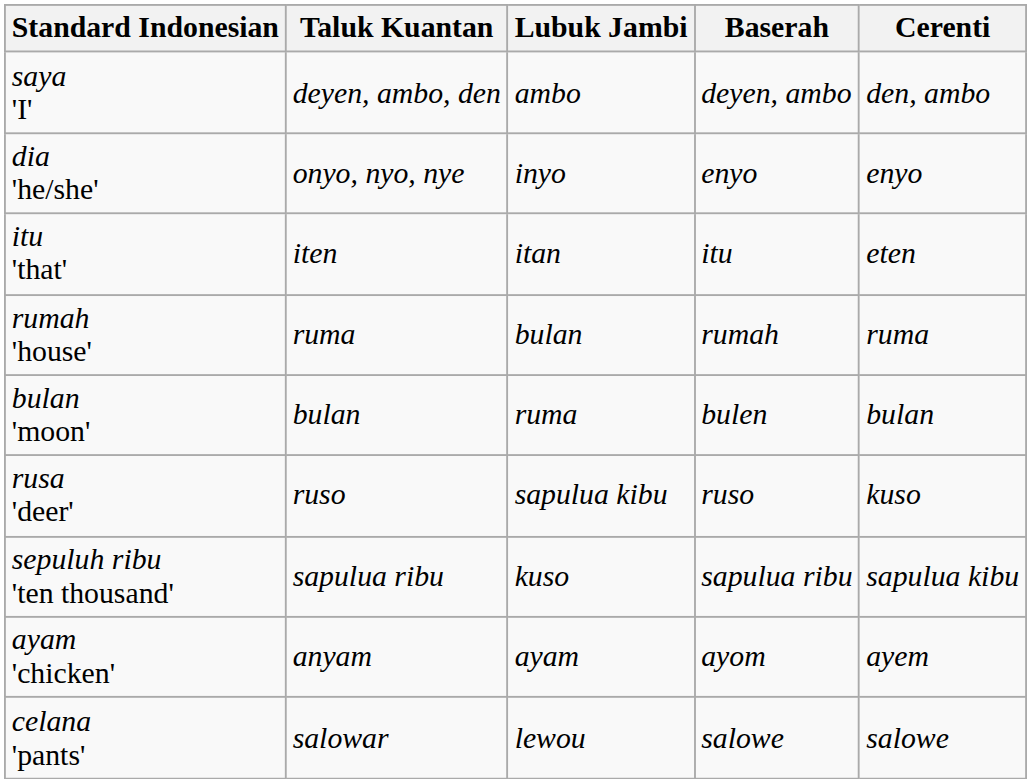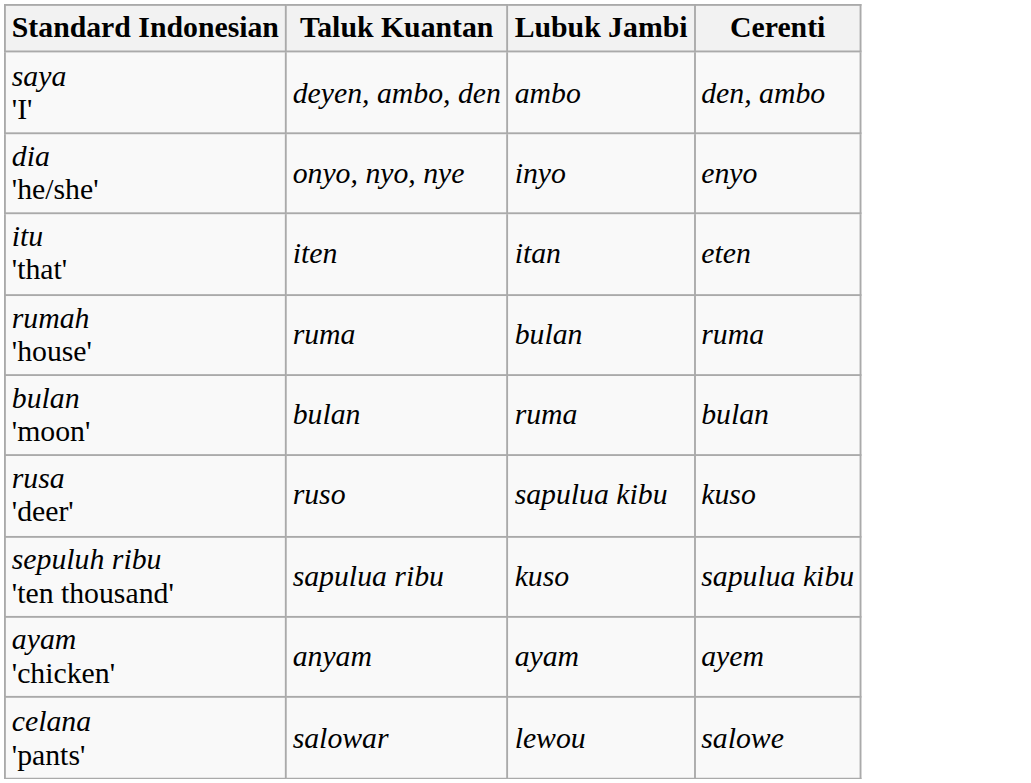- column: (777, 28)
